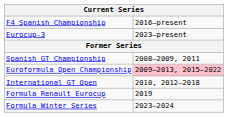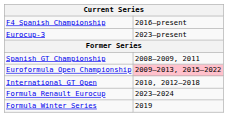(144, 94) 2019 -> (154, 94) 2023–2024
(154, 106) 2023–2024 -> (144, 106) 2019
